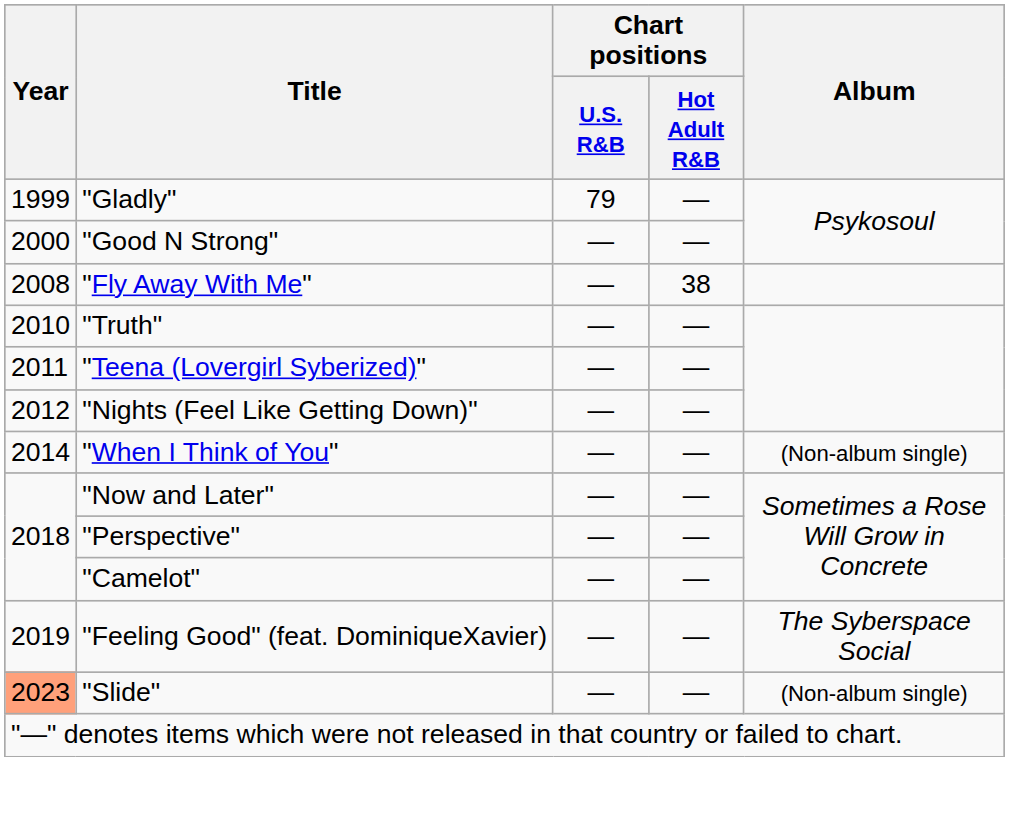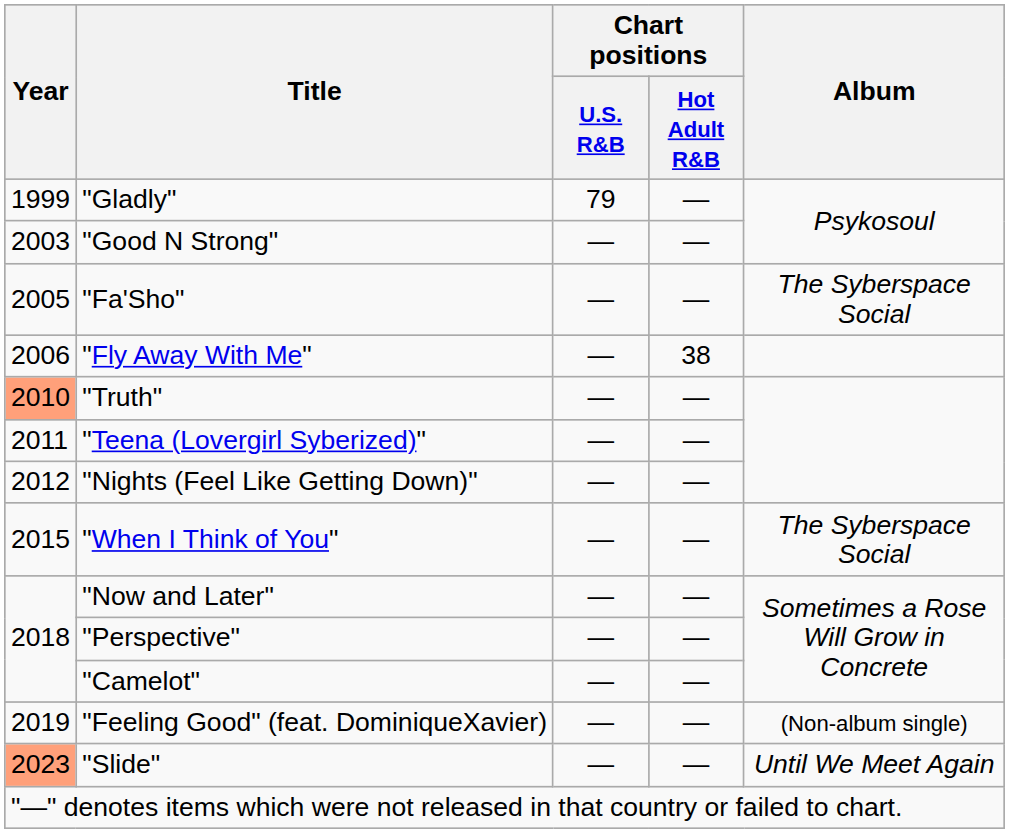(40, 241) 2000 -> (40, 241) 2003
+ row: (133, 298)
(40, 283) 2008 -> (40, 355) 2006
(40, 325) no background -> (40, 397) lightsalmon background
(40, 452) 2014 -> (40, 539) 2015
(874, 453) (Non-album single) -> (874, 539) The Syberspace Social
(874, 635) The Syberspace Social -> (874, 724) (Non-album single)
(874, 694) (Non-album single) -> (874, 764) Until We Meet Again
